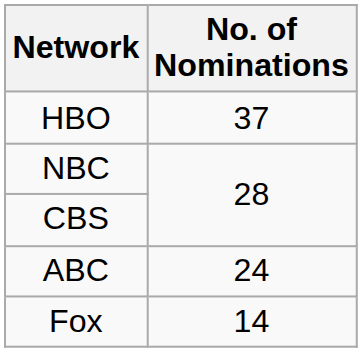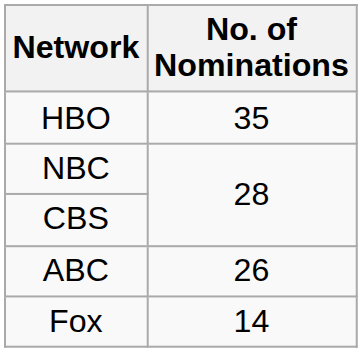(251, 117) 37 -> (251, 117) 35
(251, 270) 24 -> (251, 270) 26
